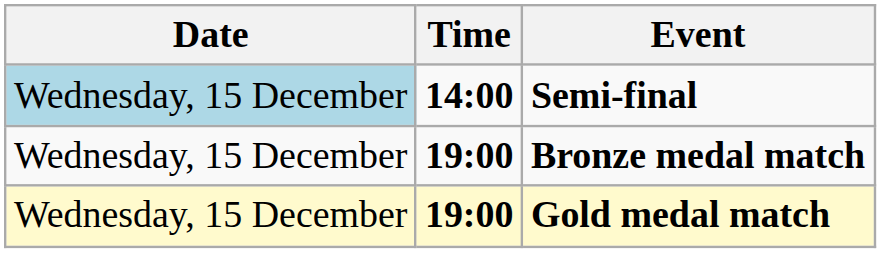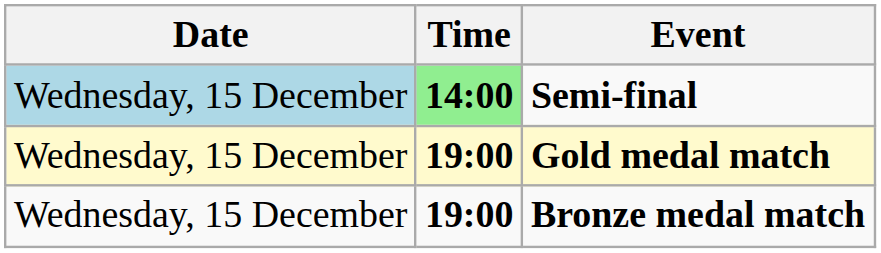(469, 94) no background -> (469, 94) lightgreen background
rows swapped: (698, 154) <-> (680, 214)
